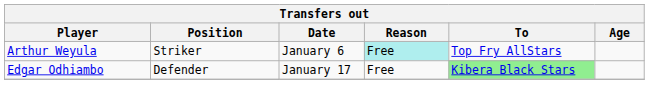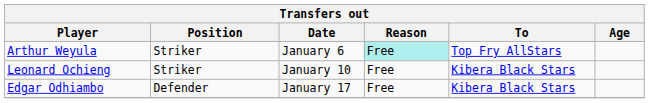+ row: (59, 70)
(513, 70) lightgreen background -> (513, 88) no background
